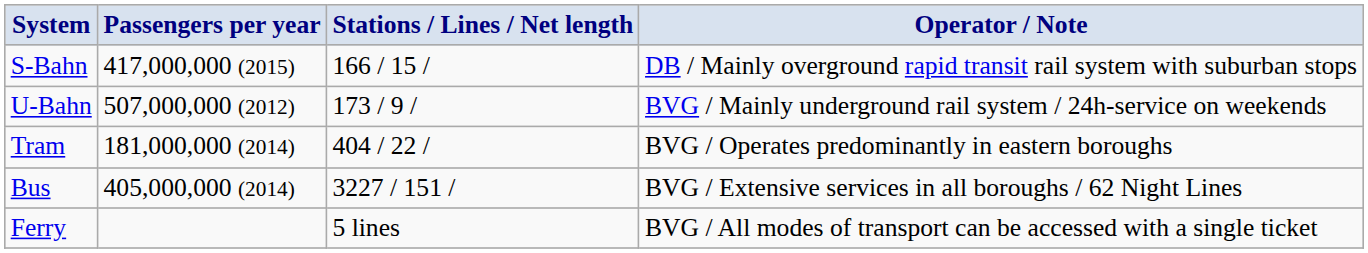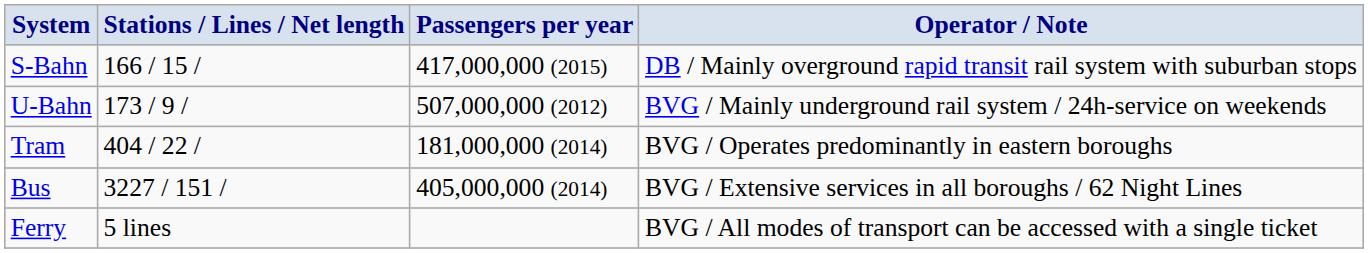columns swapped: (483, 24) <-> (212, 24)
